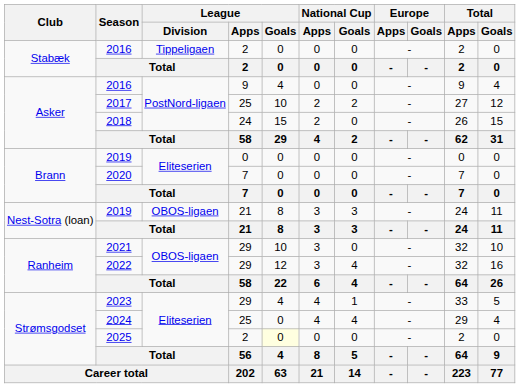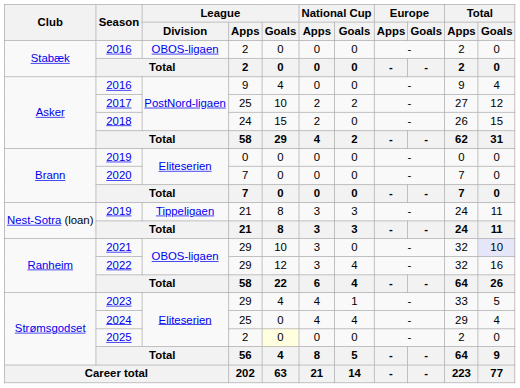(185, 49) Tippeligaen -> (185, 49) OBOS-ligaen
(185, 211) OBOS-ligaen -> (185, 211) Tippeligaen
(497, 247) no background -> (497, 247) lavender background
